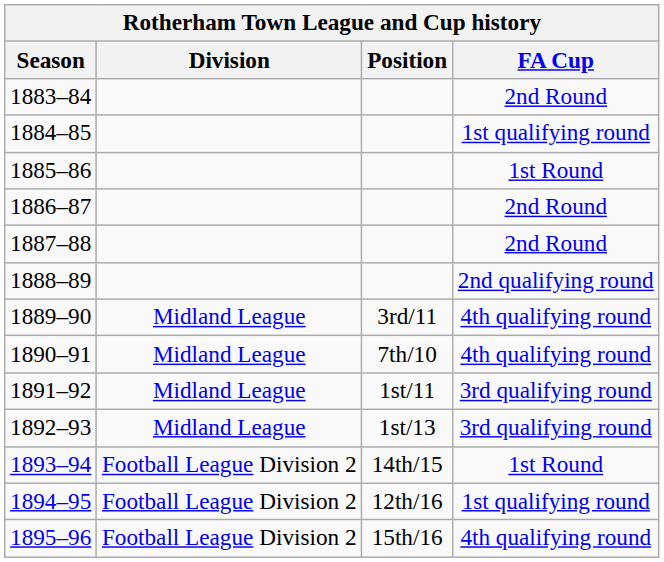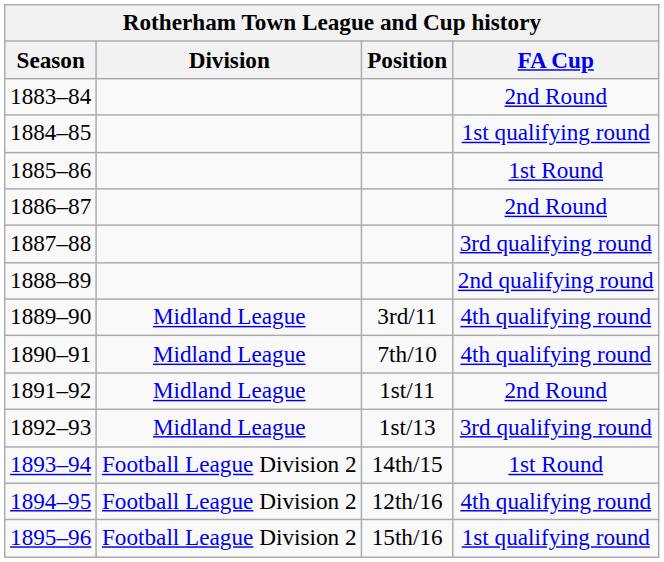(556, 243) 2nd Round -> (556, 243) 3rd qualifying round
(556, 390) 3rd qualifying round -> (556, 390) 2nd Round
(556, 501) 1st qualifying round -> (556, 501) 4th qualifying round
(556, 538) 4th qualifying round -> (556, 538) 1st qualifying round
